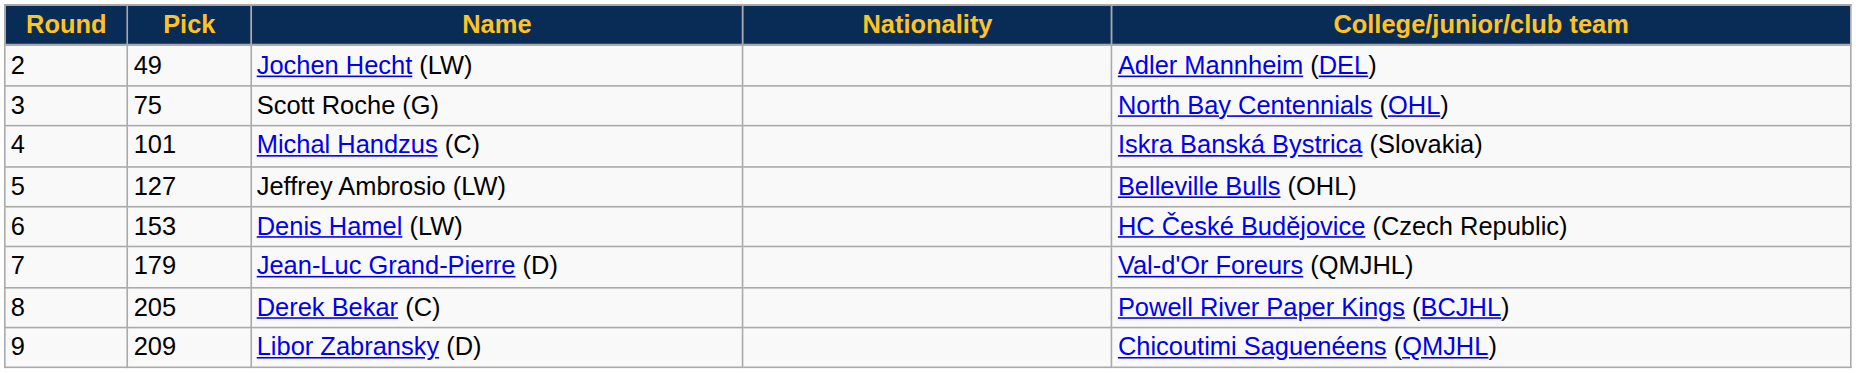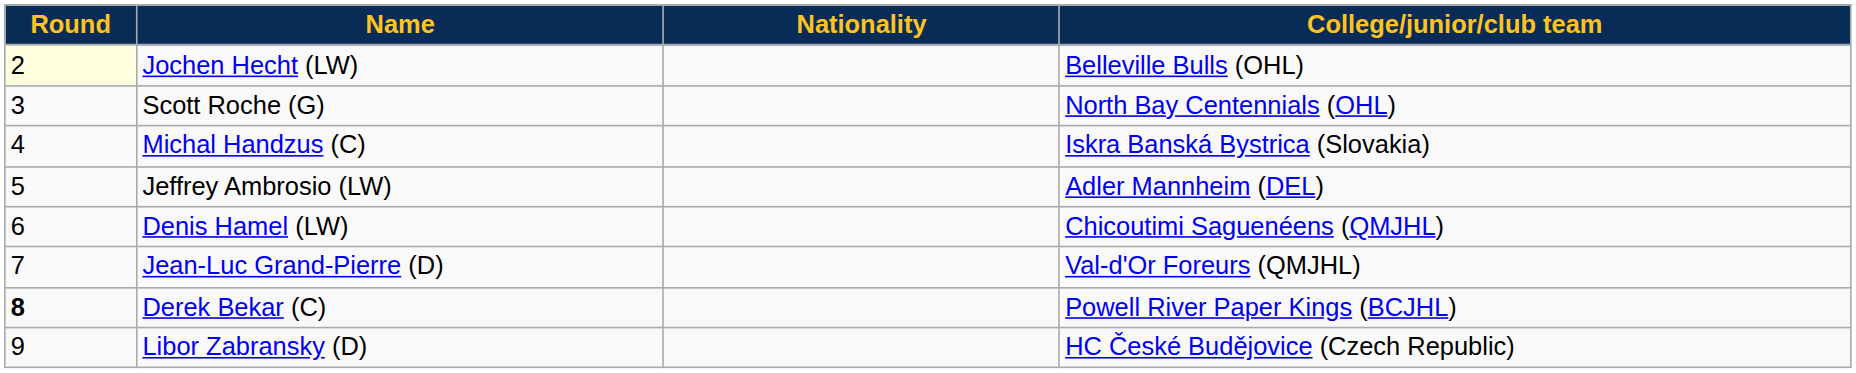- column: (189, 24)
(18, 65) no background -> (18, 65) lightyellow background
(1247, 65) Adler Mannheim (DEL) -> (1185, 65) Belleville Bulls (OHL)
(1237, 186) Belleville Bulls (OHL) -> (1195, 186) Adler Mannheim (DEL)
(1343, 226) HC České Budějovice (Czech Republic) -> (1255, 226) Chicoutimi Saguenéens (QMJHL)
(18, 307) normal -> (18, 307) bold
(1307, 347) Chicoutimi Saguenéens (QMJHL) -> (1290, 347) HC České Budějovice (Czech Republic)
